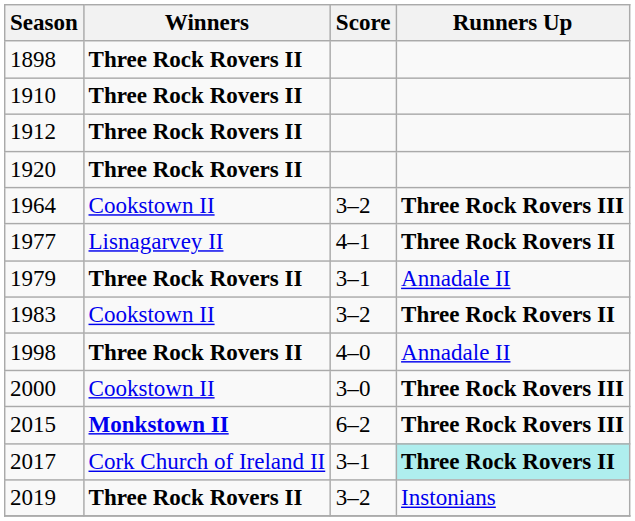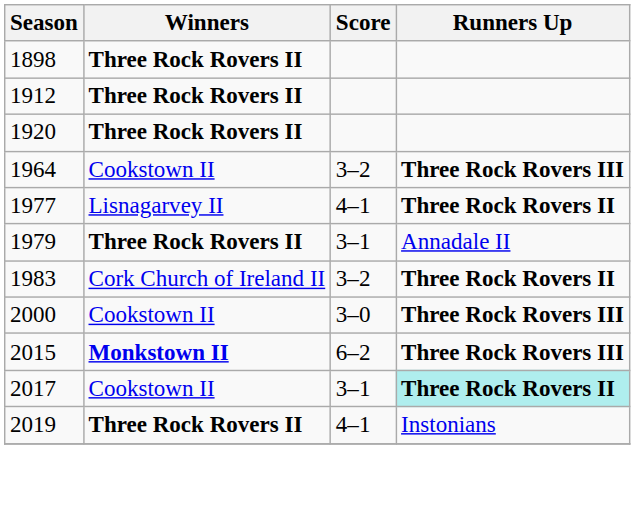- row: (33, 95)
(152, 315) Cookstown II -> (207, 278) Cork Church of Ireland II
- row: (33, 351)
(207, 461) Cork Church of Ireland II -> (152, 388) Cookstown II
(353, 497) 3–2 -> (353, 424) 4–1
